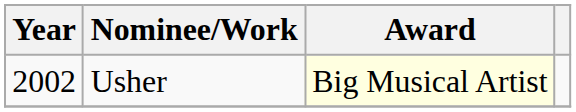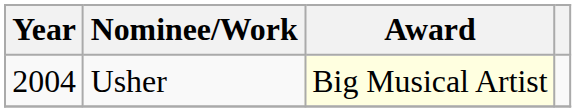(44, 80) 2002 -> (44, 80) 2004
